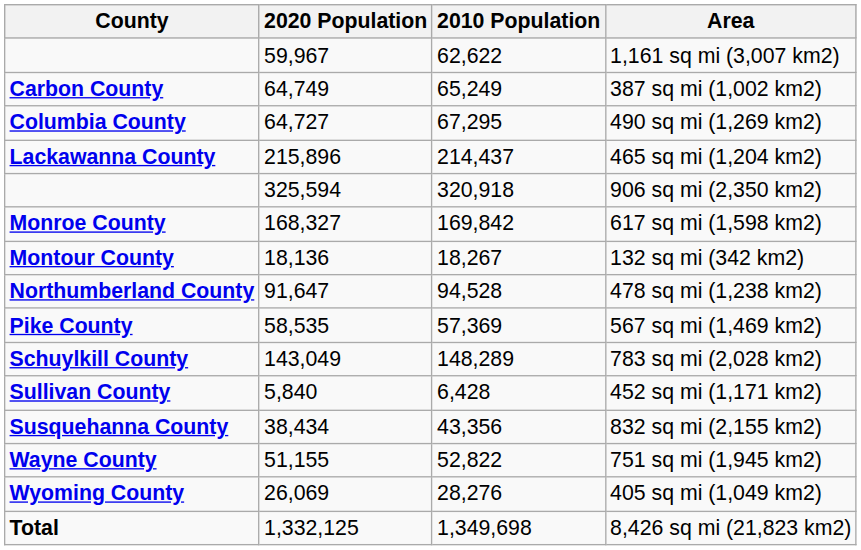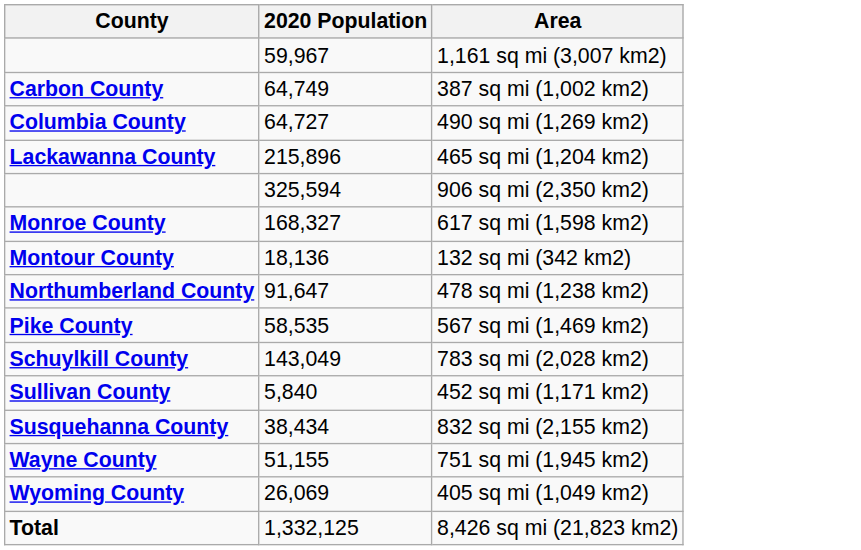- column: (519, 21)
